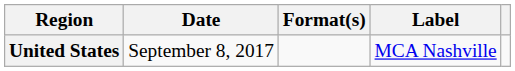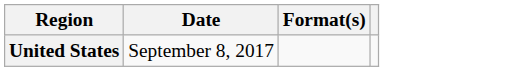- column: (436, 19)
